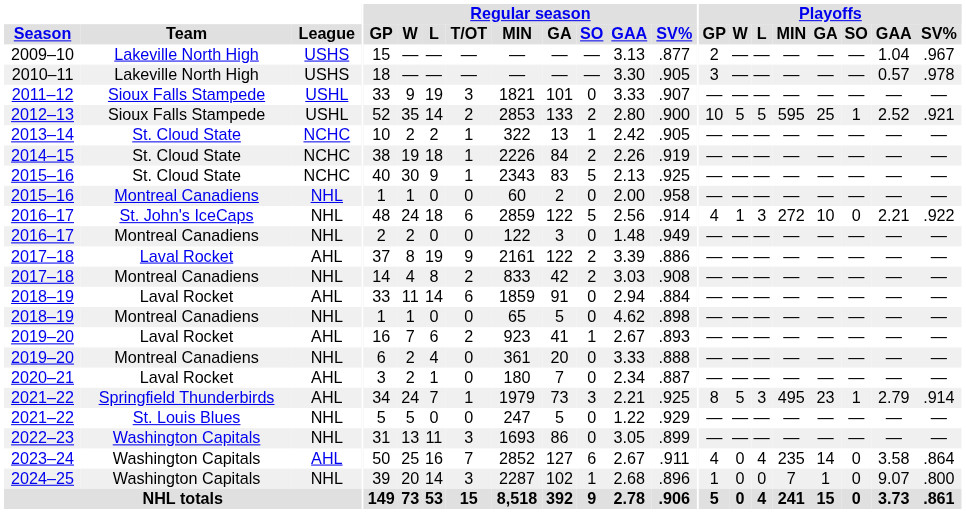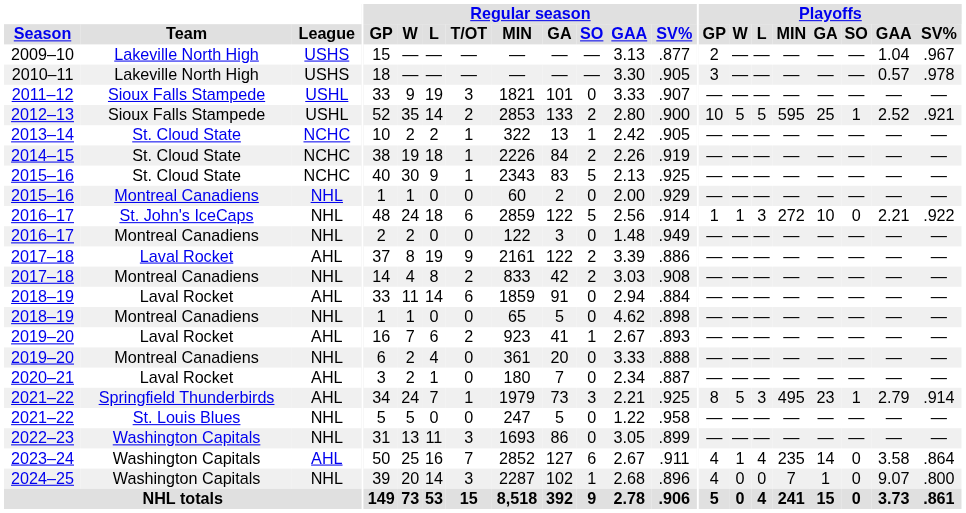(674, 195) .958 -> (674, 195) .929
(714, 216) 4 -> (714, 216) 1
(674, 418) .929 -> (674, 418) .958
(740, 458) 0 -> (740, 458) 1
(714, 478) 1 -> (714, 478) 4
